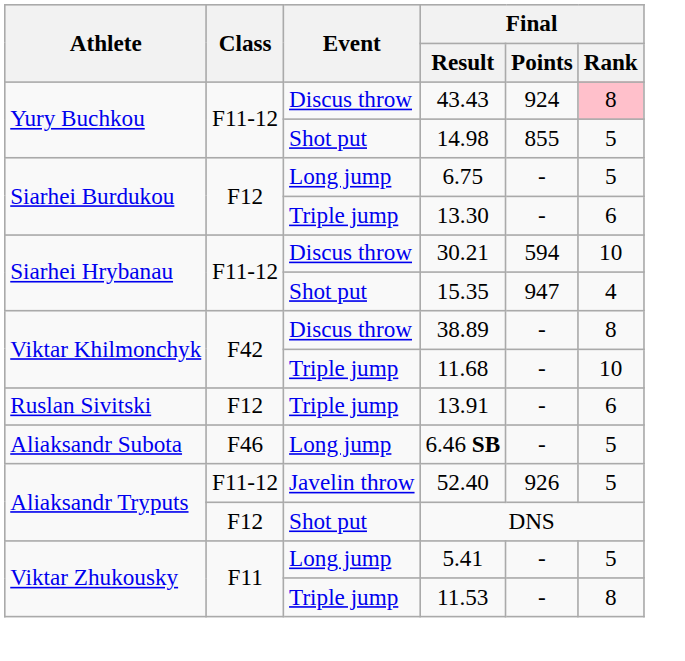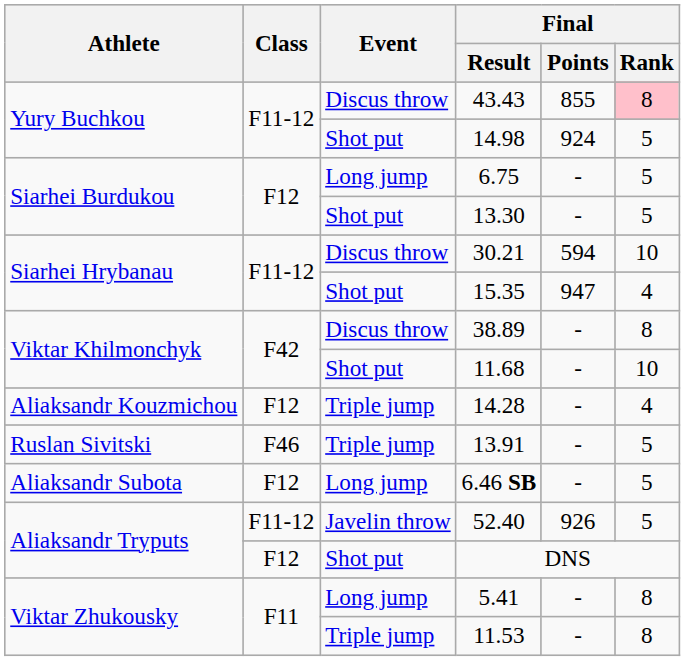(542, 100) 924 -> (578, 100) 855
(542, 138) 855 -> (578, 138) 924
(344, 215) Triple jump -> (364, 215) Shot put
(611, 215) 6 -> (647, 215) 5
(344, 368) Triple jump -> (364, 368) Shot put
+ row: (499, 406)
(245, 406) F12 -> (281, 444) F46
(611, 406) 6 -> (647, 444) 5
(245, 444) F46 -> (281, 482) F12
(611, 559) 5 -> (647, 597) 8
